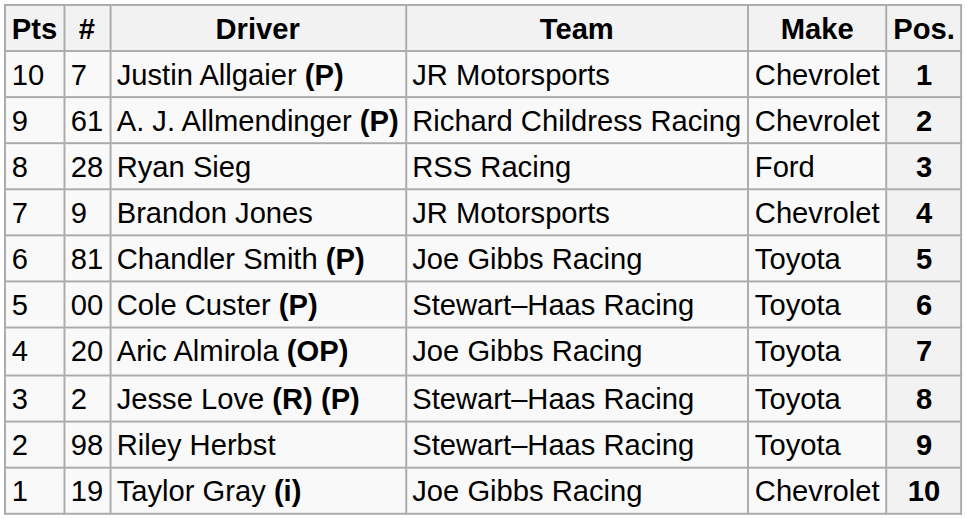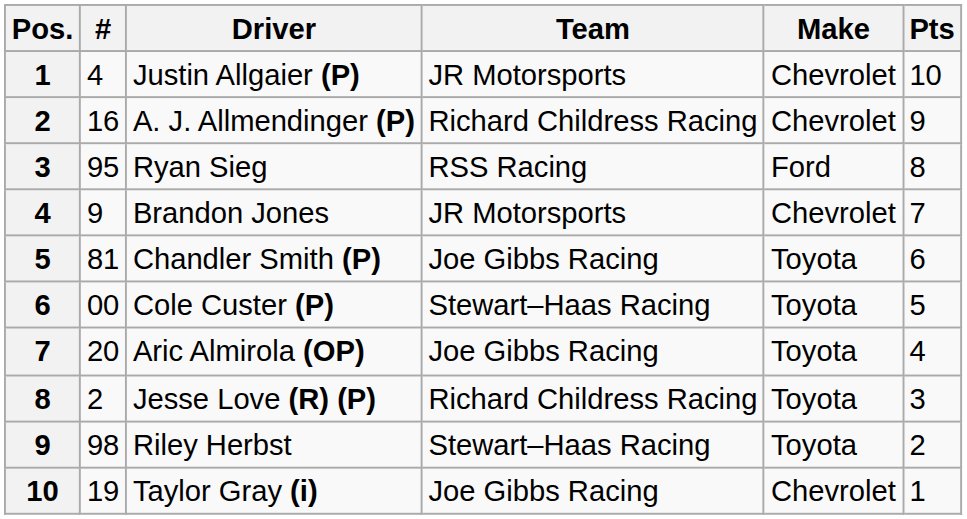columns swapped: (924, 28) <-> (34, 28)
(79, 74) 7 -> (95, 74) 4
(87, 121) 61 -> (103, 121) 16
(87, 167) 28 -> (103, 167) 95
(553, 398) Stewart–Haas Racing -> (593, 398) Richard Childress Racing
